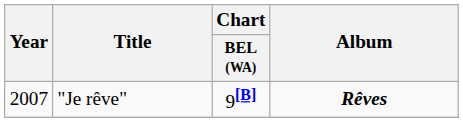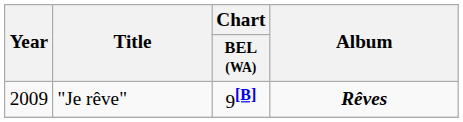(29, 98) 2007 -> (29, 98) 2009
